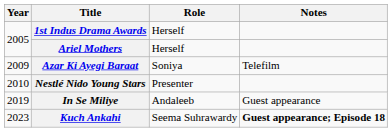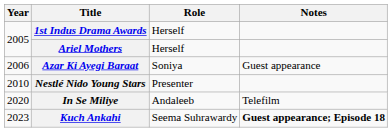(18, 65) 2009 -> (18, 65) 2006
(261, 65) Telefilm -> (281, 65) Guest appearance
(18, 100) 2019 -> (18, 100) 2020
(281, 100) Guest appearance -> (261, 100) Telefilm
